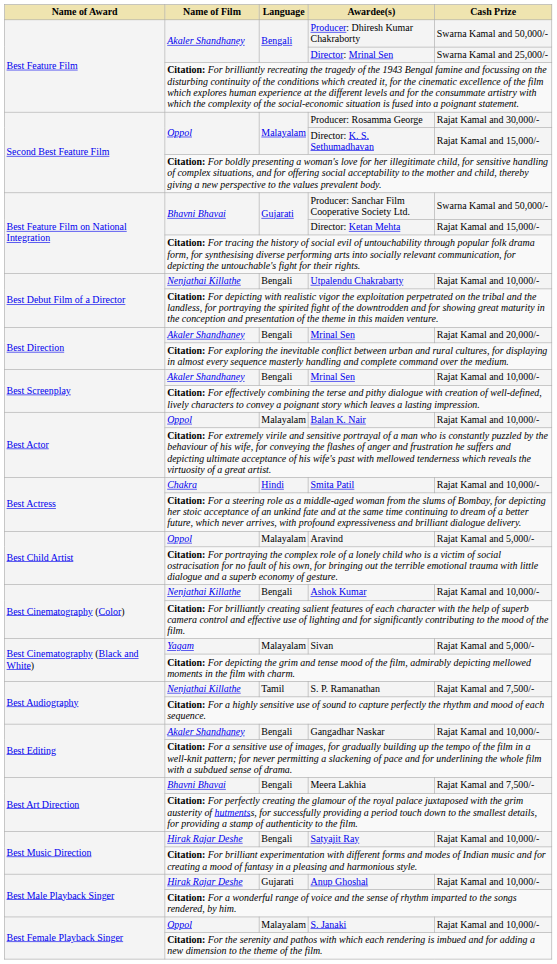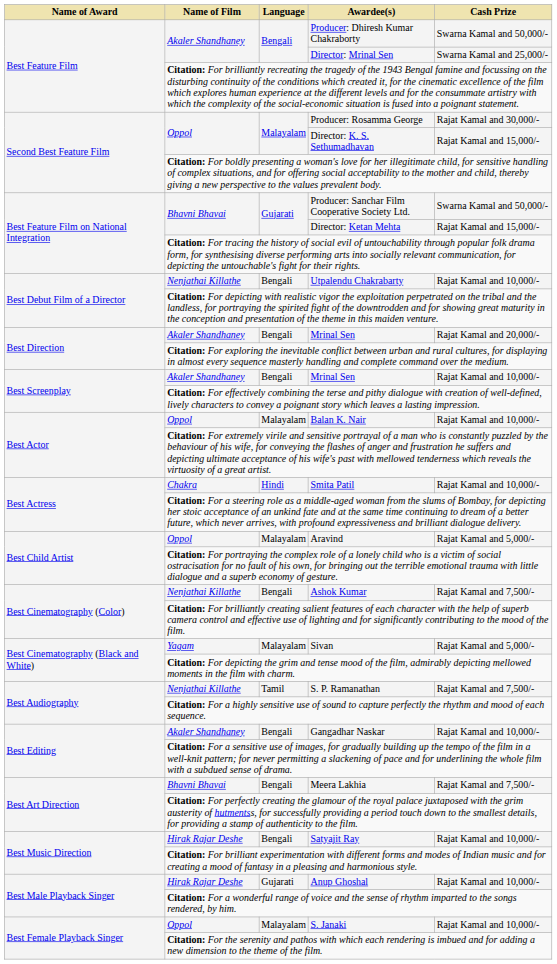(488, 592) Rajat Kamal and 10,000/- -> (486, 592) Rajat Kamal and 7,500/-
